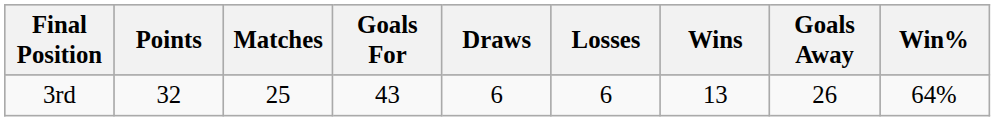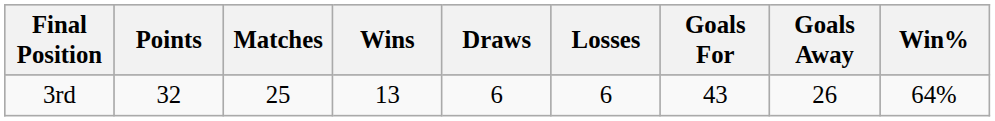columns swapped: (715, 39) <-> (387, 39)
